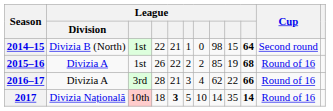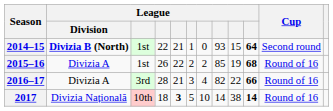(87, 47) normal -> (89, 47) bold
(217, 47) 98 -> (220, 47) 93
(217, 81) 62 -> (220, 81) 82
(233, 98) 35 -> (236, 98) 38
